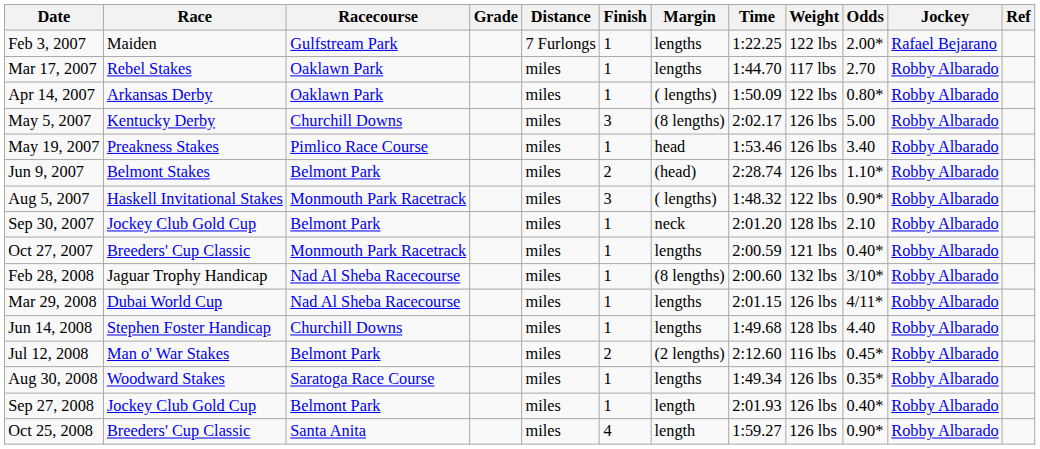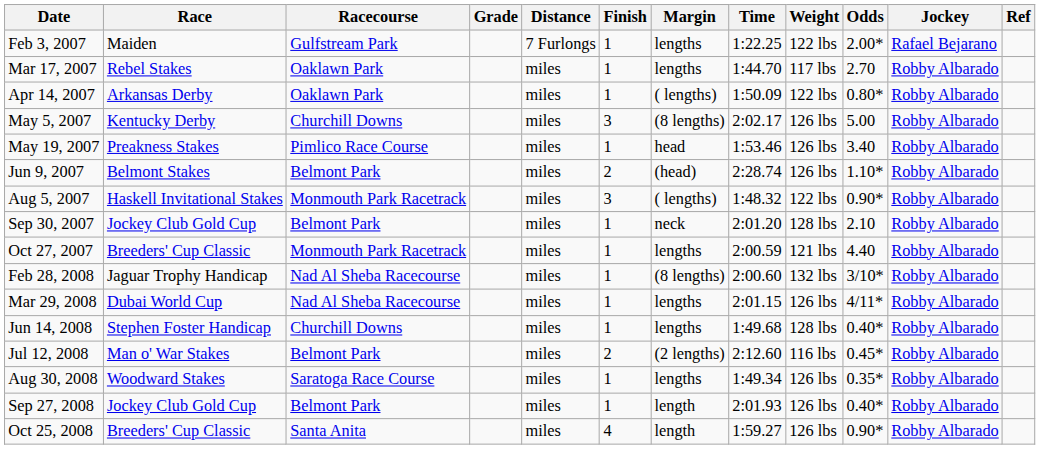(865, 250) 0.40* -> (861, 250) 4.40
(861, 328) 4.40 -> (865, 328) 0.40*
